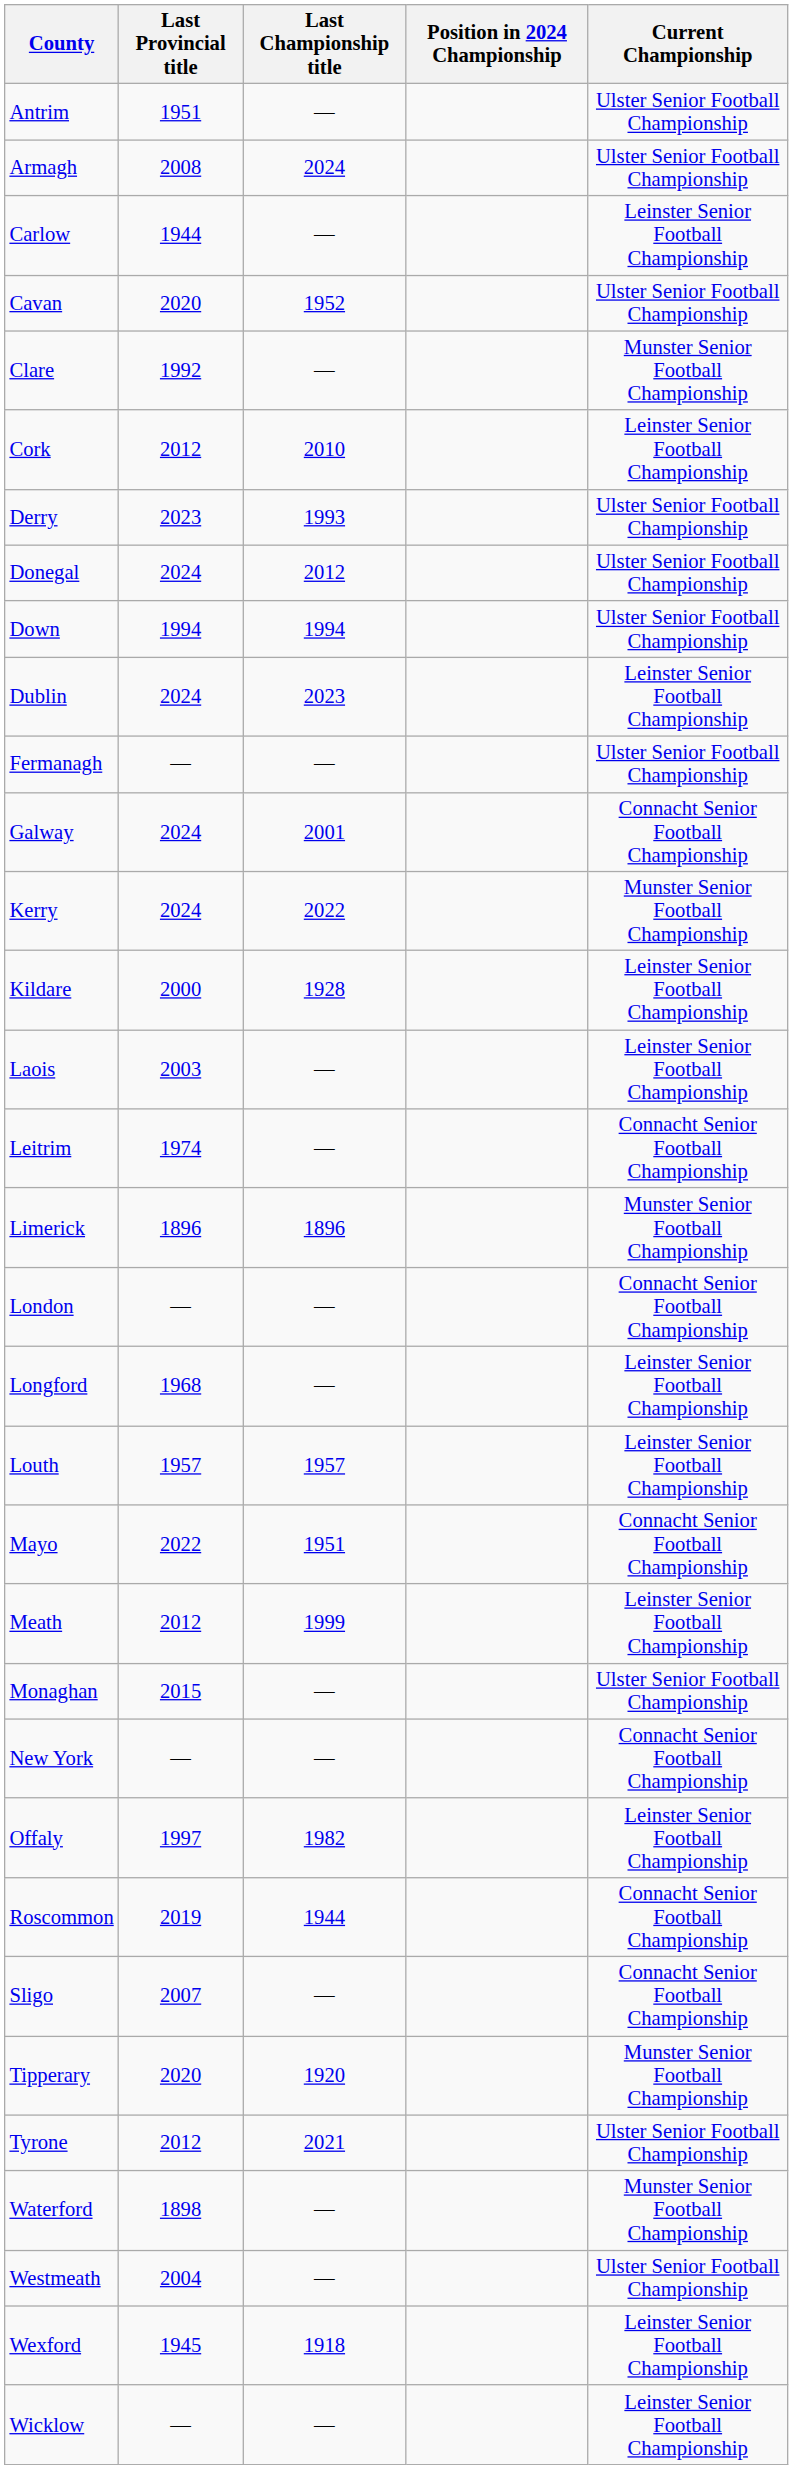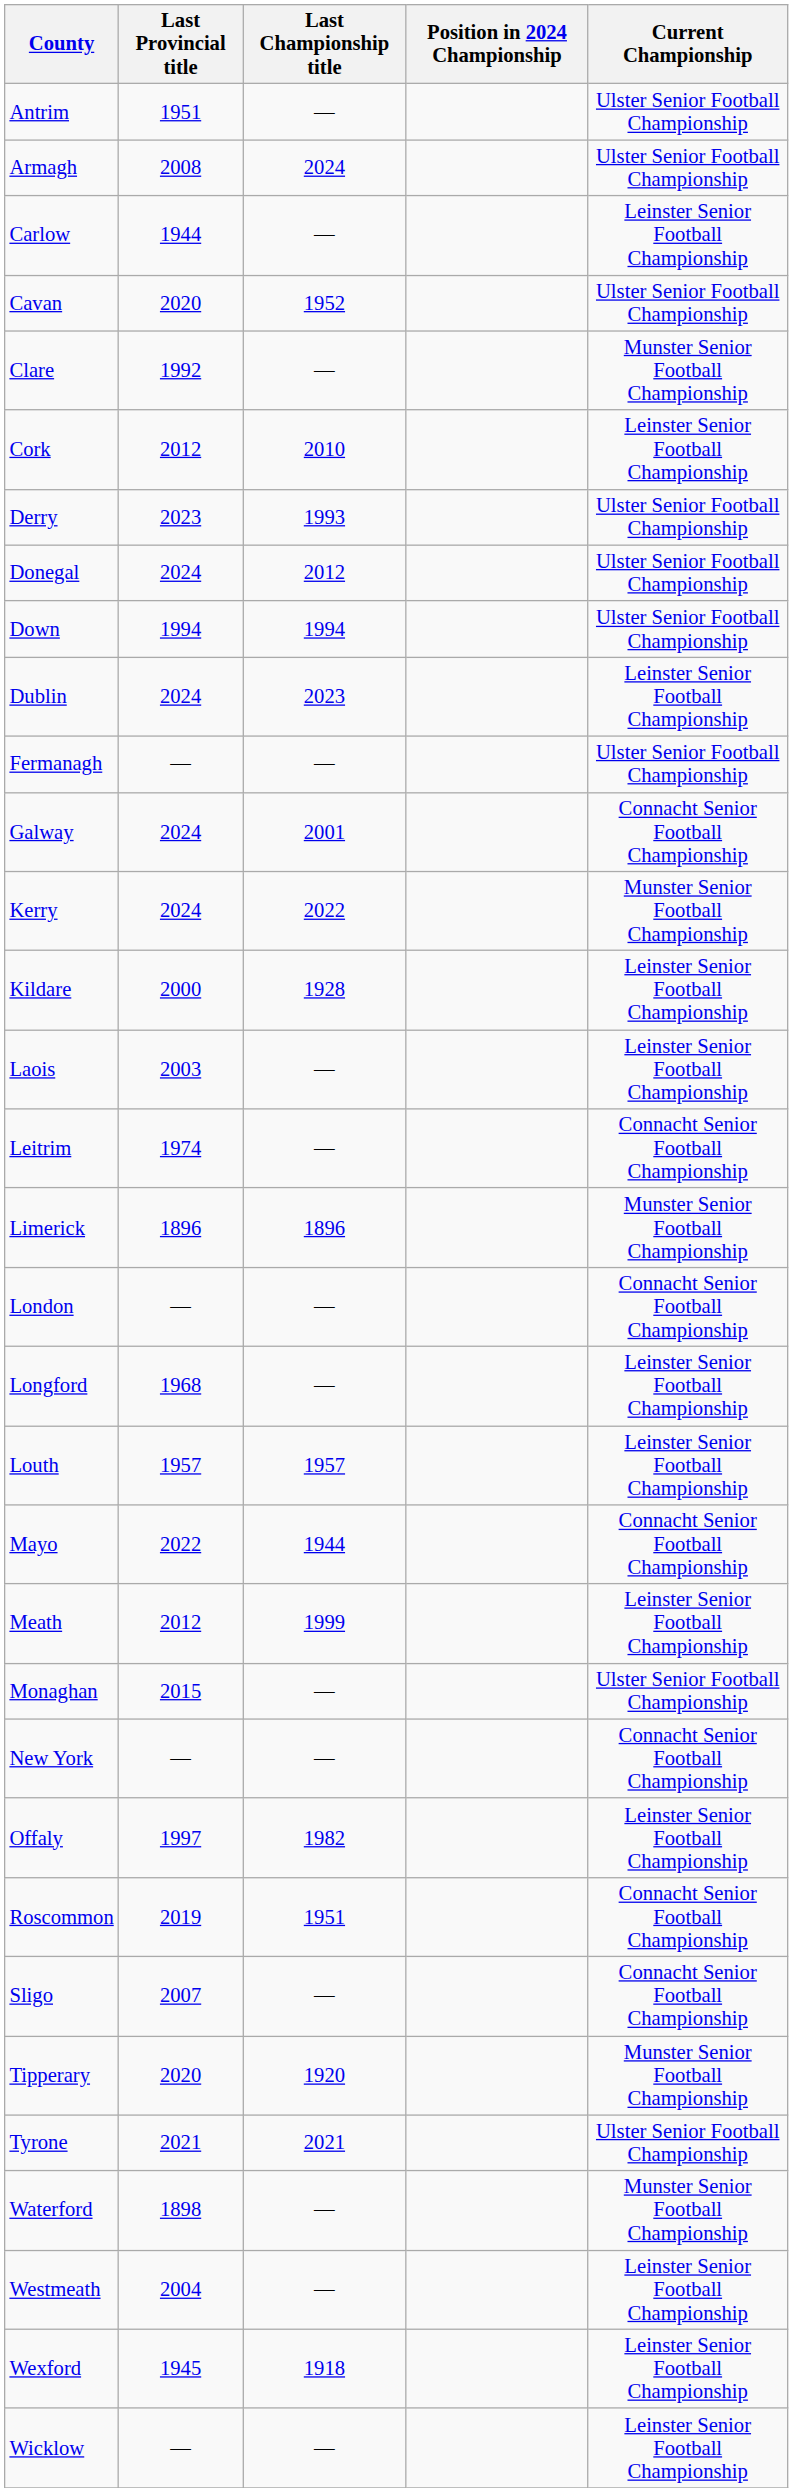(324, 1544) 1951 -> (324, 1544) 1944
(324, 1916) 1944 -> (324, 1916) 1951
(181, 2142) 2012 -> (181, 2142) 2021
(688, 2277) Ulster Senior Football Championship -> (688, 2289) Leinster Senior Football Championship
